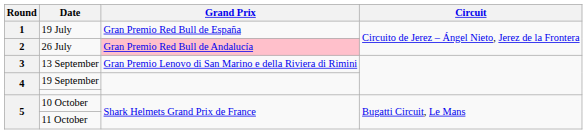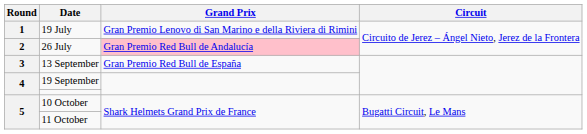(172, 29) Gran Premio Red Bull de España -> (230, 29) Gran Premio Lenovo di San Marino e della Riviera di Rimini
(230, 63) Gran Premio Lenovo di San Marino e della Riviera di Rimini -> (172, 63) Gran Premio Red Bull de España
